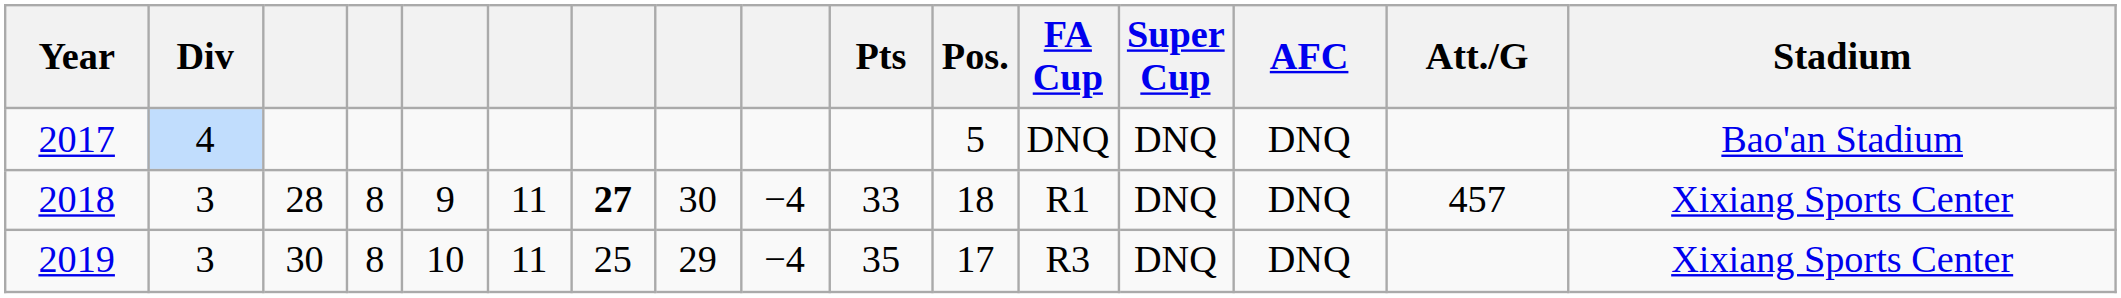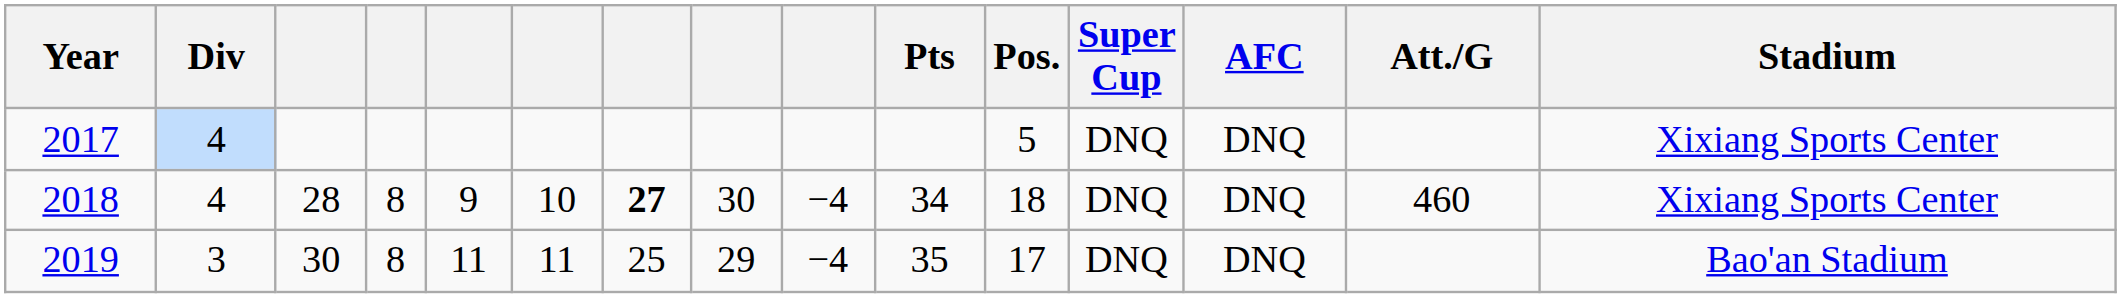- column: (1068, 56)
(1842, 138) Bao'an Stadium -> (1827, 138) Xixiang Sports Center
(205, 199) 3 -> (216, 199) 4
(529, 199) 11 -> (557, 199) 10
(881, 199) 33 -> (930, 199) 34
(1477, 199) 457 -> (1442, 199) 460
(445, 259) 10 -> (469, 259) 11
(1842, 259) Xixiang Sports Center -> (1827, 259) Bao'an Stadium
